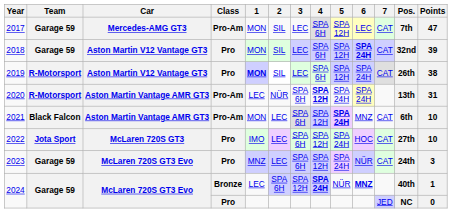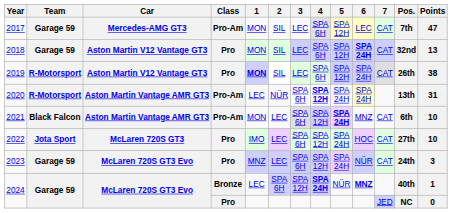(433, 50) 39 -> (433, 50) 13
